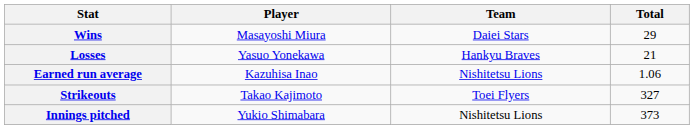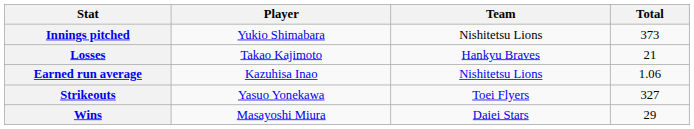rows swapped: (88, 34) <-> (88, 114)
(281, 54) Yasuo Yonekawa -> (281, 54) Takao Kajimoto
(281, 94) Takao Kajimoto -> (281, 94) Yasuo Yonekawa
